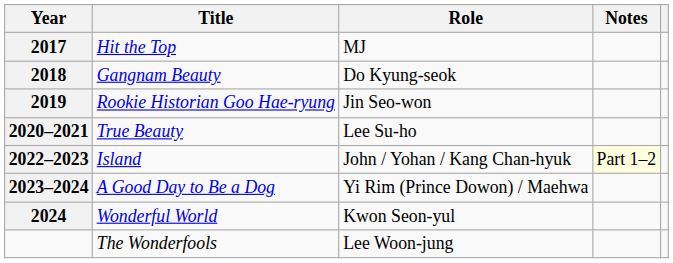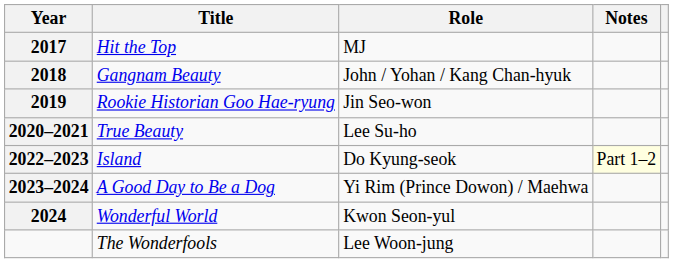(400, 74) Do Kyung-seok -> (457, 74) John / Yohan / Kang Chan-hyuk
(457, 159) John / Yohan / Kang Chan-hyuk -> (400, 159) Do Kyung-seok
